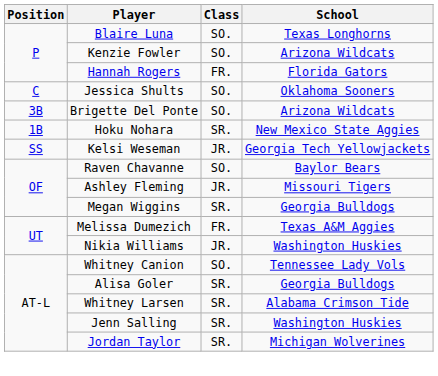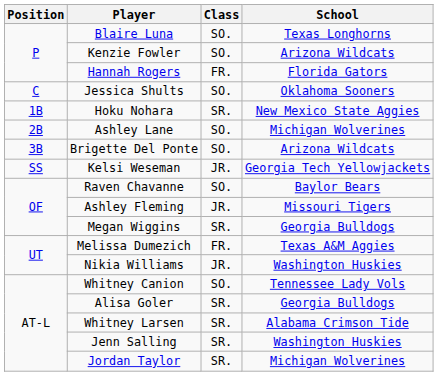rows swapped: (134, 130) <-> (134, 110)
+ row: (134, 130)
